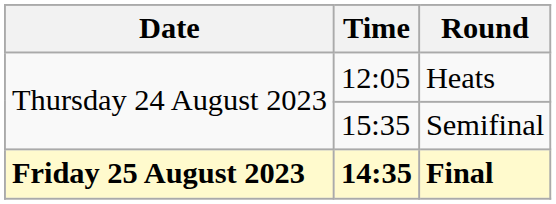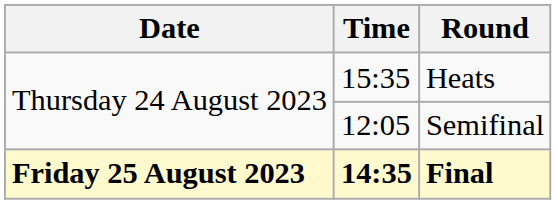(376, 76) 12:05 -> (376, 76) 15:35
(376, 125) 15:35 -> (376, 125) 12:05
